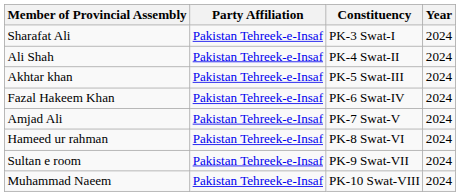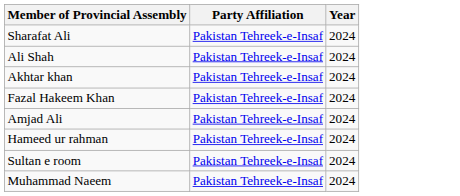- column: (374, 14)
